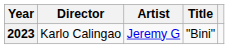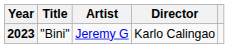columns swapped: (201, 14) <-> (81, 14)
